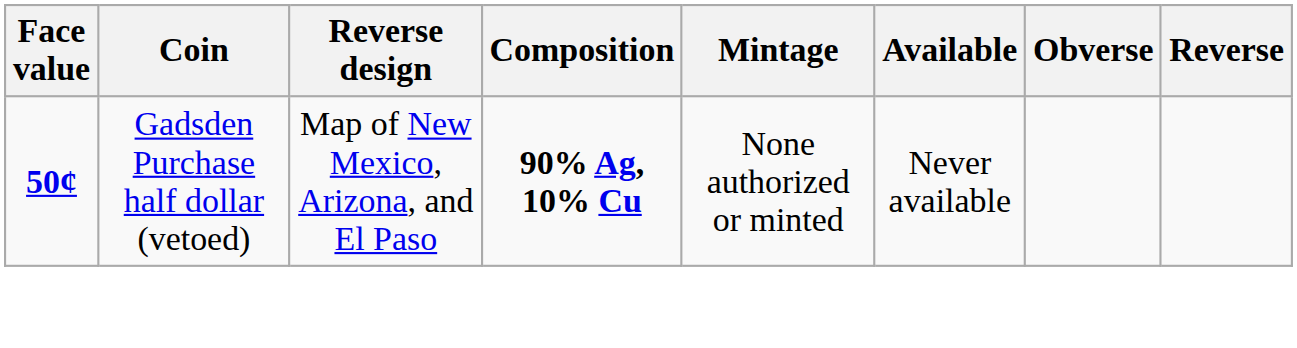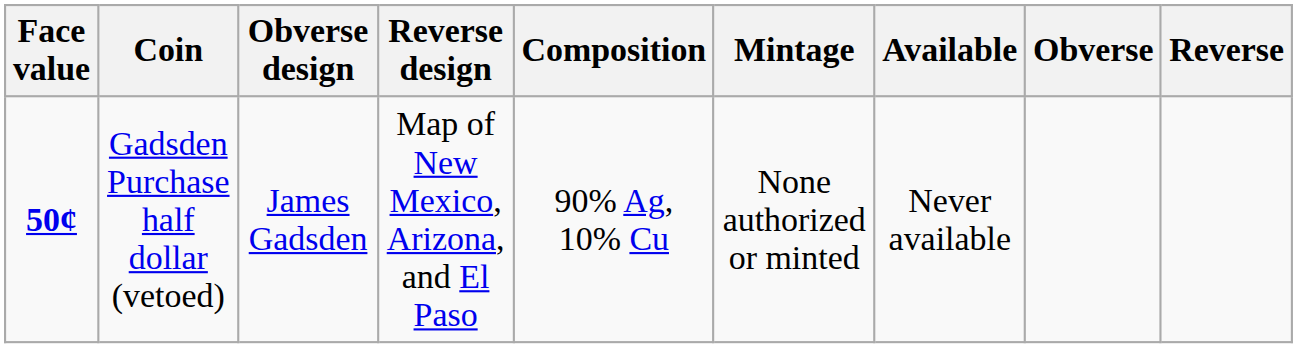+ column: (308, 50)
(582, 180) bold -> (614, 218) normal
